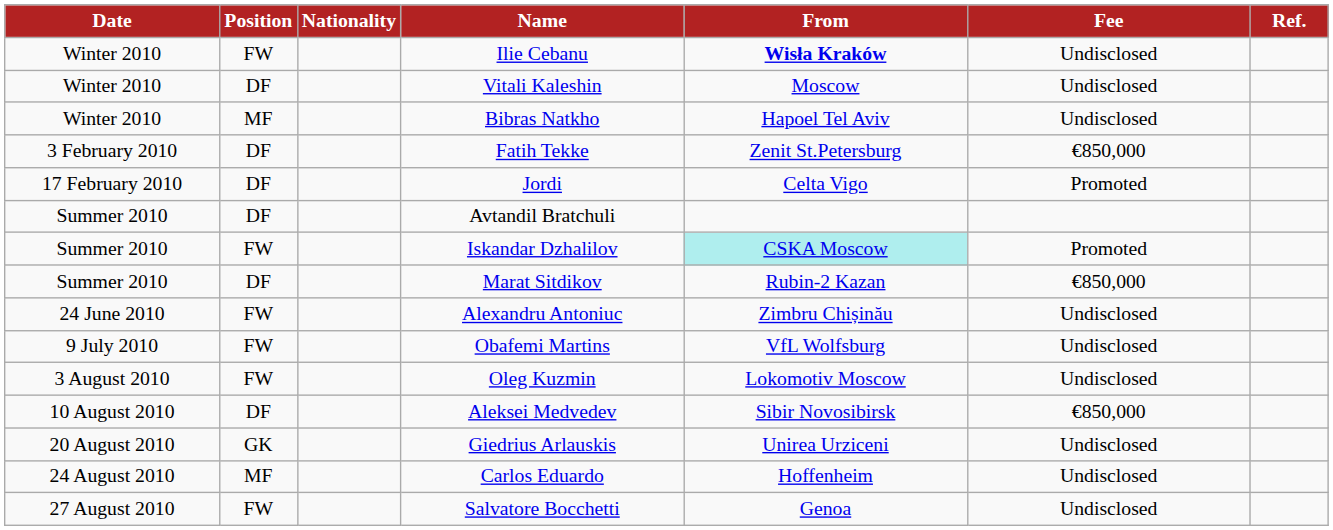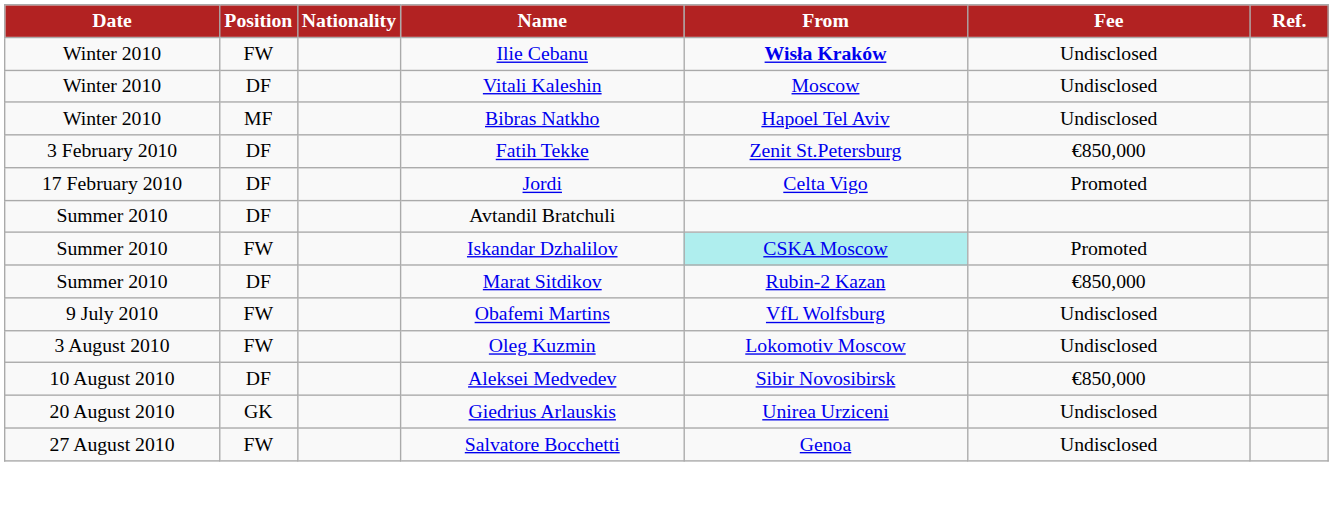- row: (542, 313)
- row: (542, 476)
